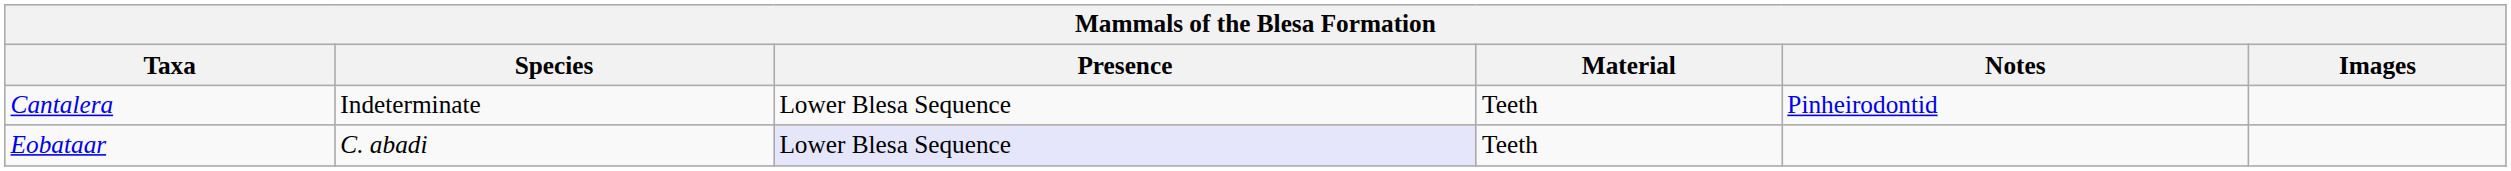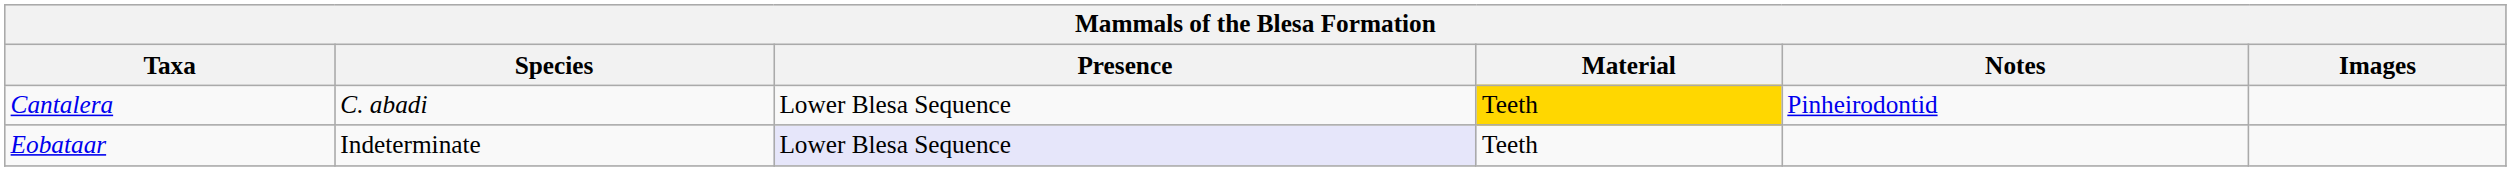(411, 104) Indeterminate -> (384, 104) C. abadi
(1510, 104) no background -> (1510, 104) gold background
(384, 144) C. abadi -> (411, 144) Indeterminate
